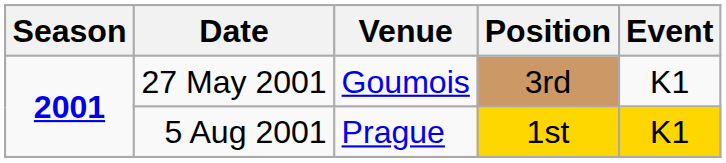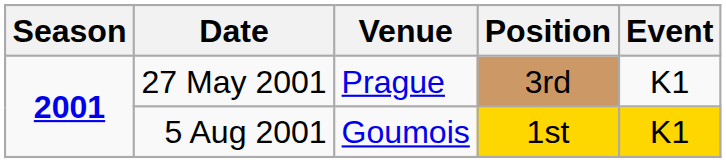(406, 81) Goumois -> (393, 81) Prague
(393, 132) Prague -> (406, 132) Goumois
